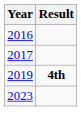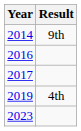+ row: (20, 34)
(56, 75) bold -> (56, 95) normal
